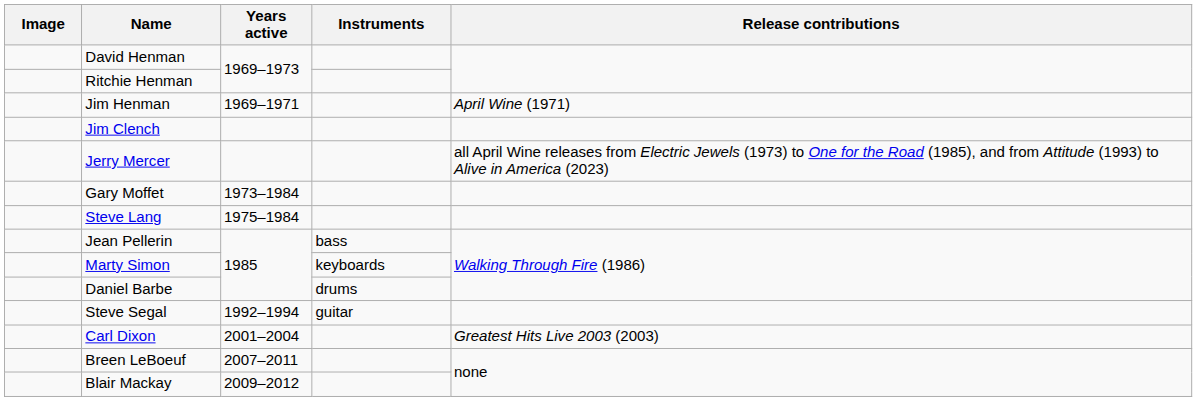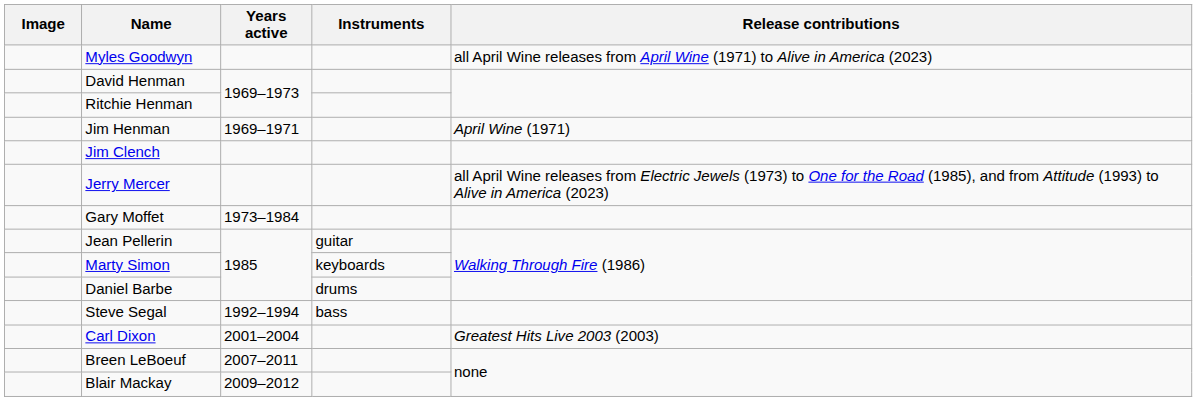+ row: (139, 57)
- row: (123, 217)
(331, 241) bass -> (334, 241) guitar
(334, 312) guitar -> (331, 312) bass
